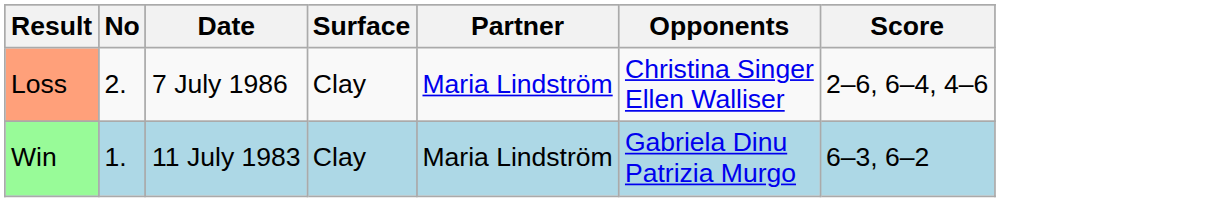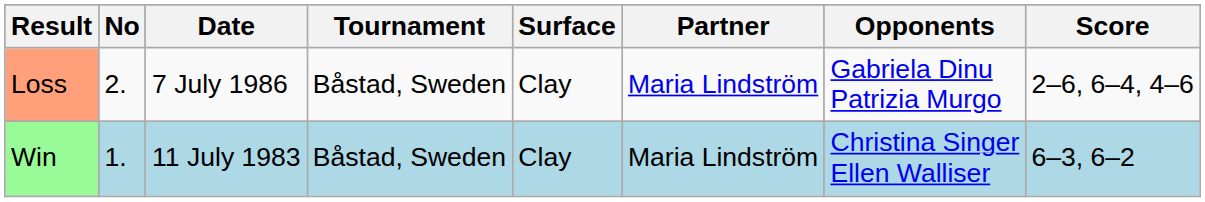+ column: (409, 25)
(719, 84) Christina Singer Ellen Walliser -> (916, 84) Gabriela Dinu Patrizia Murgo
(710, 157) Gabriela Dinu Patrizia Murgo -> (925, 157) Christina Singer Ellen Walliser
